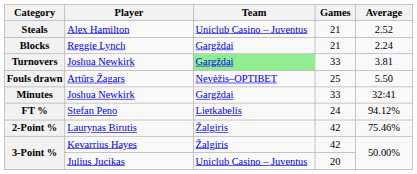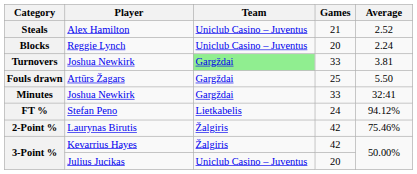(215, 45) Gargždai -> (251, 45) Uniclub Casino – Juventus
(335, 45) 21 -> (335, 45) 20
(236, 78) Nevėžis–OPTIBET -> (215, 78) Gargždai
